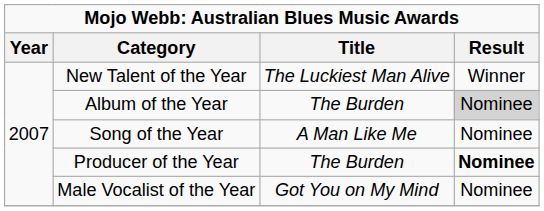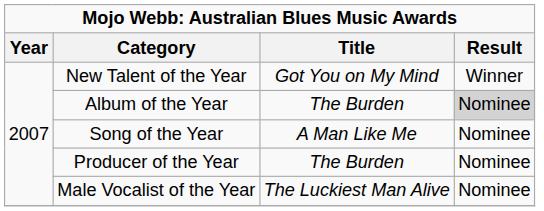(357, 76) The Luckiest Man Alive -> (357, 76) Got You on My Mind
(496, 162) bold -> (494, 162) normal
(357, 190) Got You on My Mind -> (357, 190) The Luckiest Man Alive
